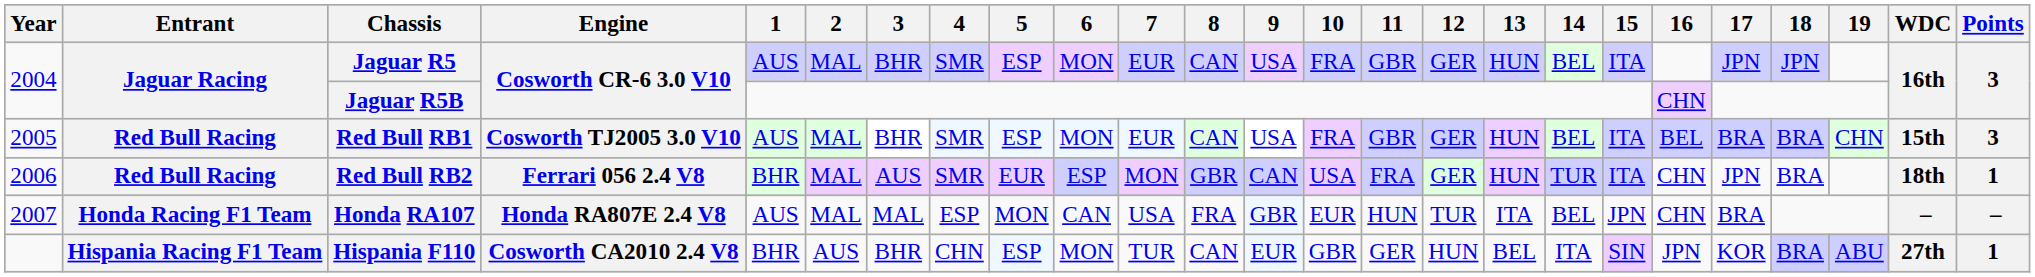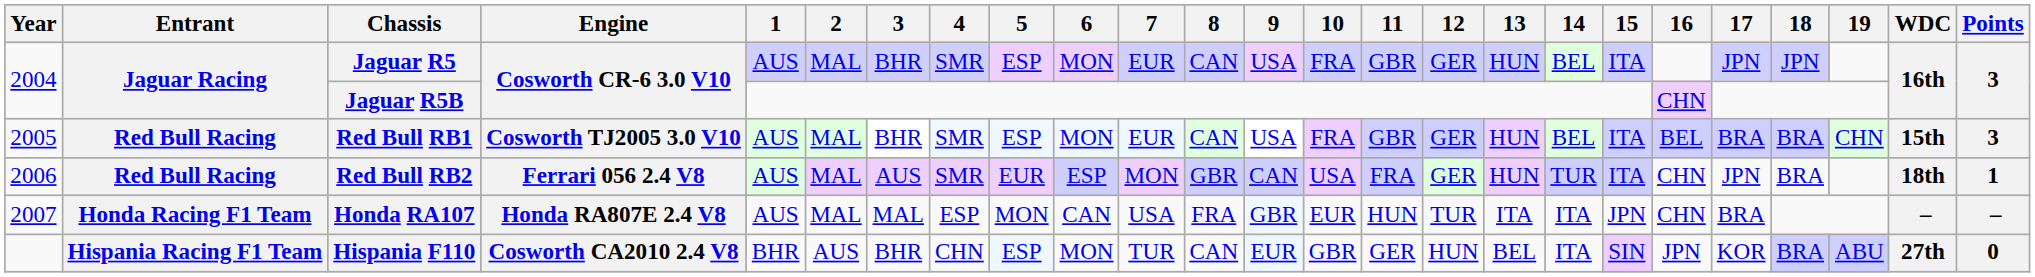(776, 175) BHR -> (776, 175) AUS
(1573, 213) BEL -> (1573, 213) ITA
(1993, 252) 1 -> (1993, 252) 0
